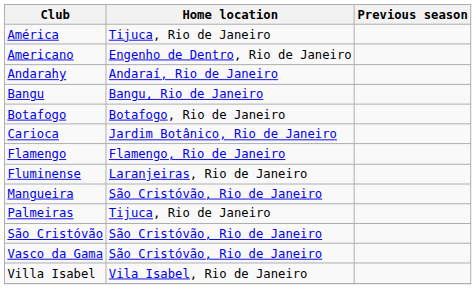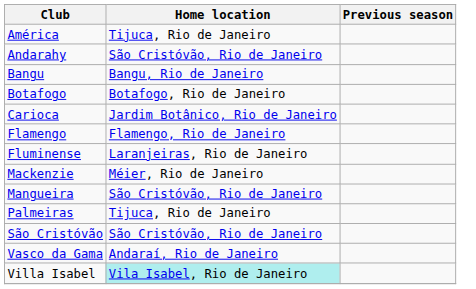- row: (40, 54)
(193, 74) Andaraí, Rio de Janeiro -> (216, 54) São Cristóvão, Rio de Janeiro
+ row: (40, 174)
(216, 253) São Cristóvão, Rio de Janeiro -> (193, 253) Andaraí, Rio de Janeiro
(208, 273) no background -> (208, 273) paleturquoise background
